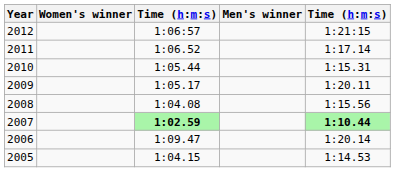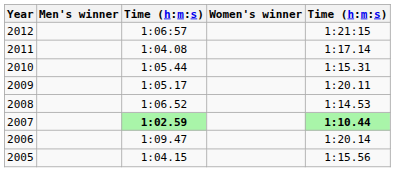columns swapped: (262, 13) <-> (86, 13)
(177, 49) 1:06.52 -> (164, 49) 1:04.08
(177, 103) 1:04.08 -> (164, 103) 1:06.52
(347, 103) 1:15.56 -> (347, 103) 1:14.53
(347, 158) 1:14.53 -> (347, 158) 1:15.56
